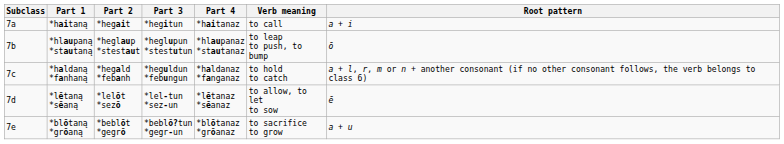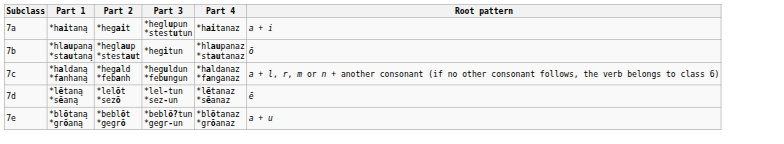- column: (287, 11)
(163, 24) *hegitun -> (168, 29) *heglupun *stestutun
(168, 46) *heglupun *stestutun -> (163, 51) *hegitun
